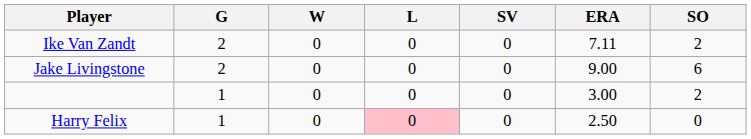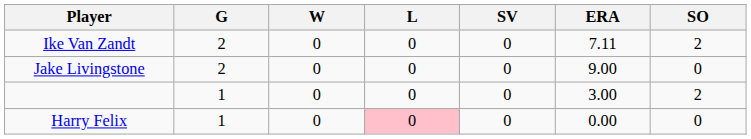(698, 69) 6 -> (698, 69) 0
(603, 120) 2.50 -> (603, 120) 0.00
